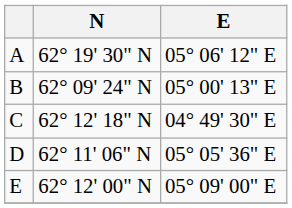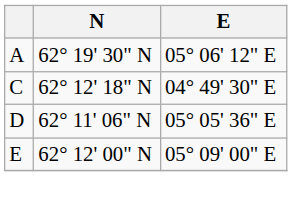- row: (16, 87)
